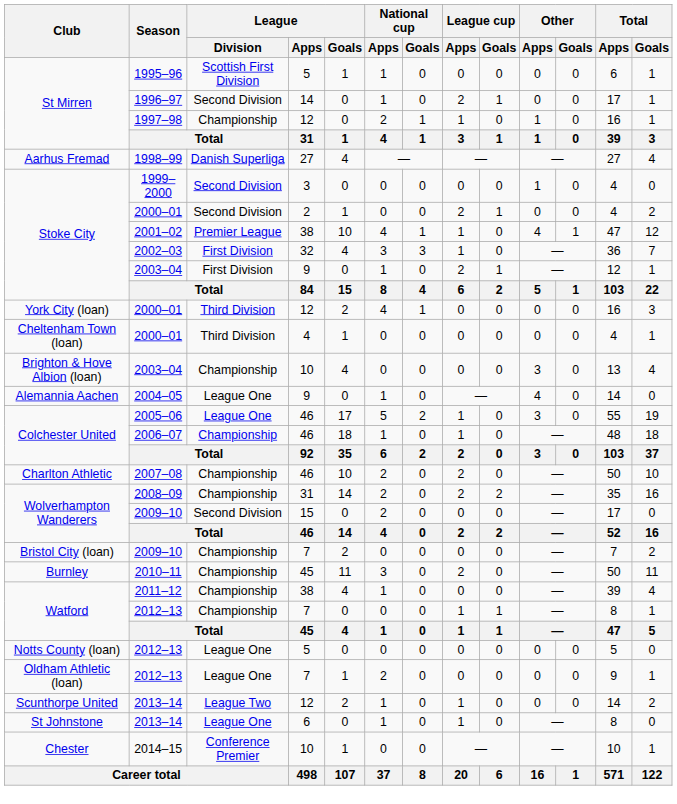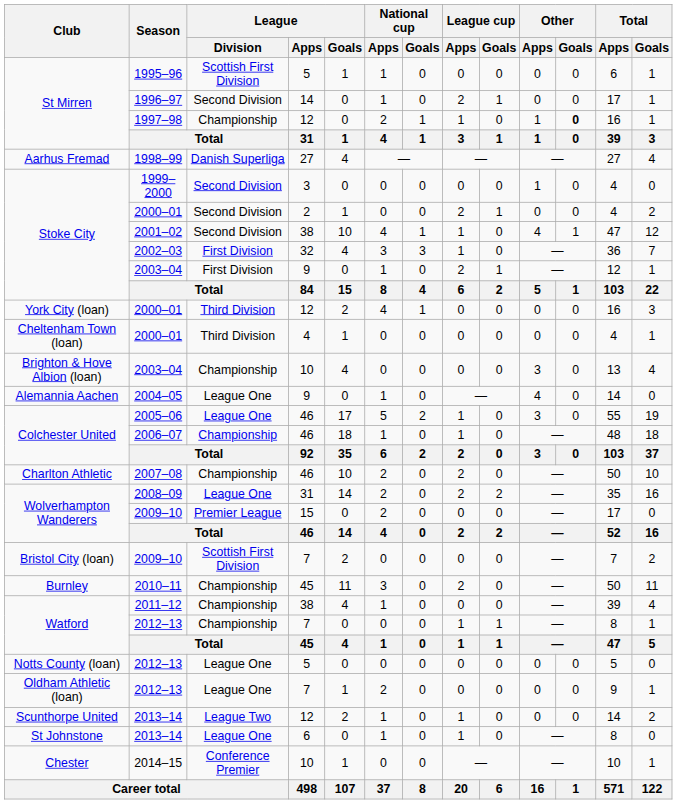(576, 120) normal -> (576, 120) bold
(238, 231) Premier League -> (238, 231) Second Division
(238, 493) Championship -> (238, 493) League One
(238, 513) Second Division -> (238, 513) Premier League
(238, 552) Championship -> (238, 559) Scottish First Division
